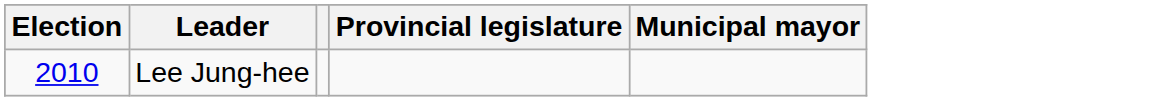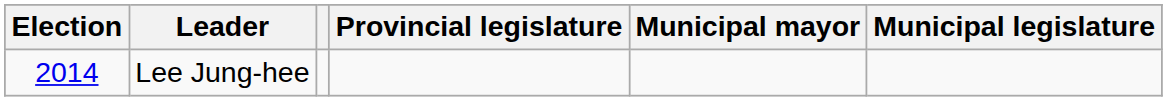+ column: (1014, 27)
(67, 72) 2010 -> (67, 72) 2014
